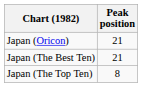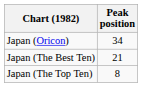(117, 40) 21 -> (117, 40) 34
